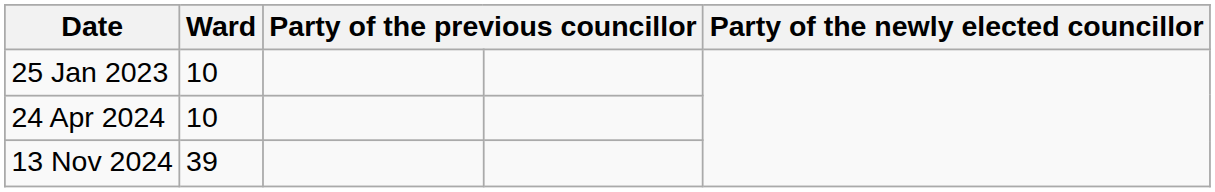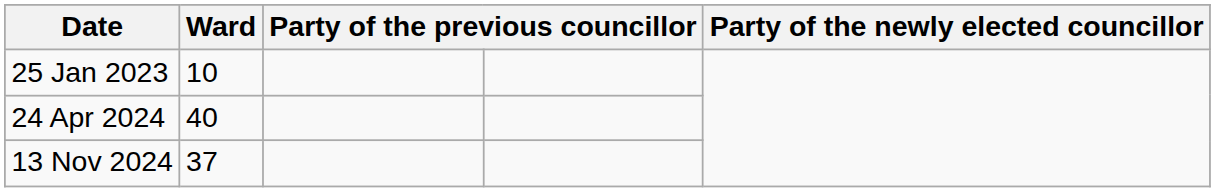(202, 117) 10 -> (202, 117) 40
(202, 162) 39 -> (202, 162) 37
